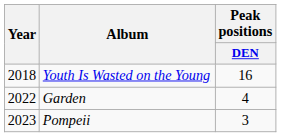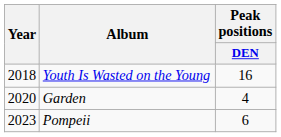(22, 98) 2022 -> (22, 98) 2020
(245, 120) 3 -> (245, 120) 6
